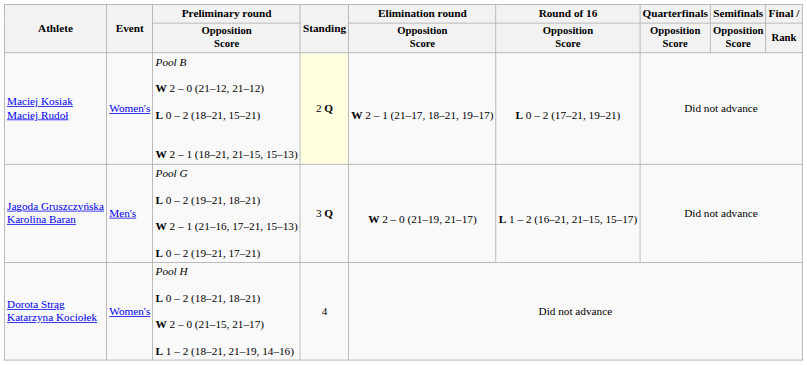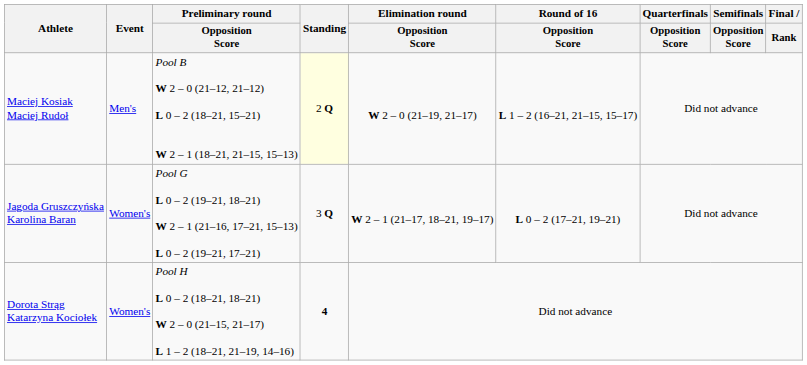(130, 109) Women's -> (123, 109) Men's
(422, 115) W 2 – 1 (21–17, 18–21, 19–17) -> (422, 115) W 2 – 0 (21–19, 21–17)
(568, 115) L 0 – 2 (17–21, 19–21) -> (568, 115) L 1 – 2 (16–21, 21–15, 15–17)
(123, 213) Men's -> (130, 213) Women's
(422, 220) W 2 – 0 (21–19, 21–17) -> (422, 220) W 2 – 1 (21–17, 18–21, 19–17)
(568, 220) L 1 – 2 (16–21, 21–15, 15–17) -> (568, 220) L 0 – 2 (17–21, 19–21)
(325, 311) normal -> (325, 311) bold
